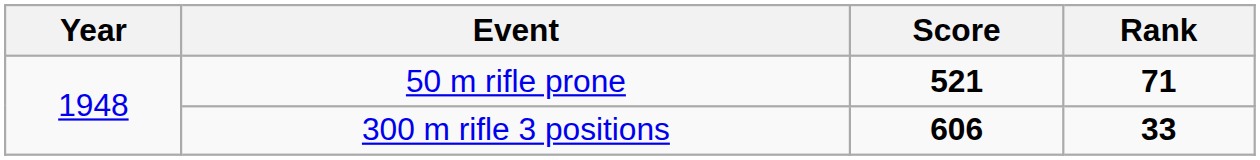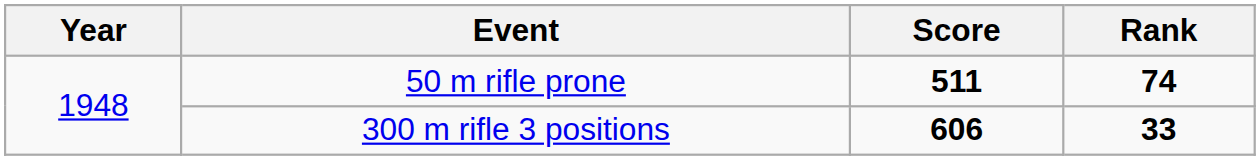(957, 81) 521 -> (957, 81) 511
(1159, 81) 71 -> (1159, 81) 74
